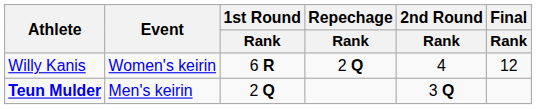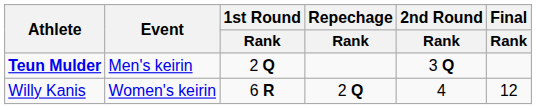rows swapped: (55, 91) <-> (47, 66)
